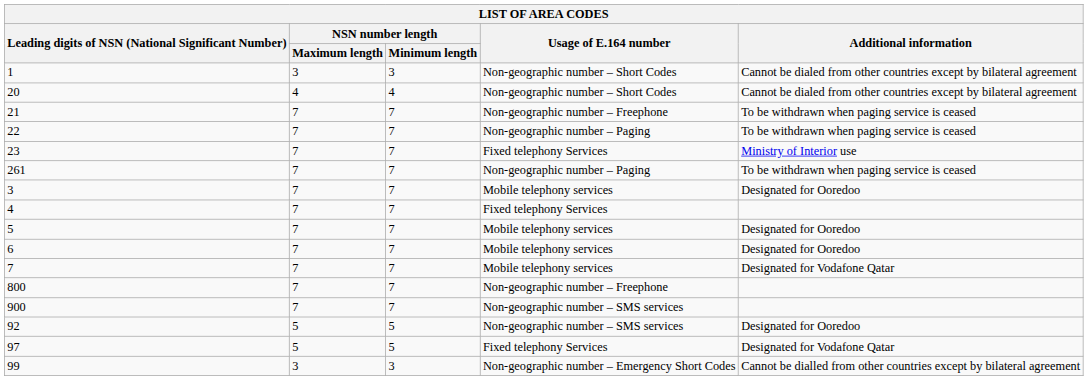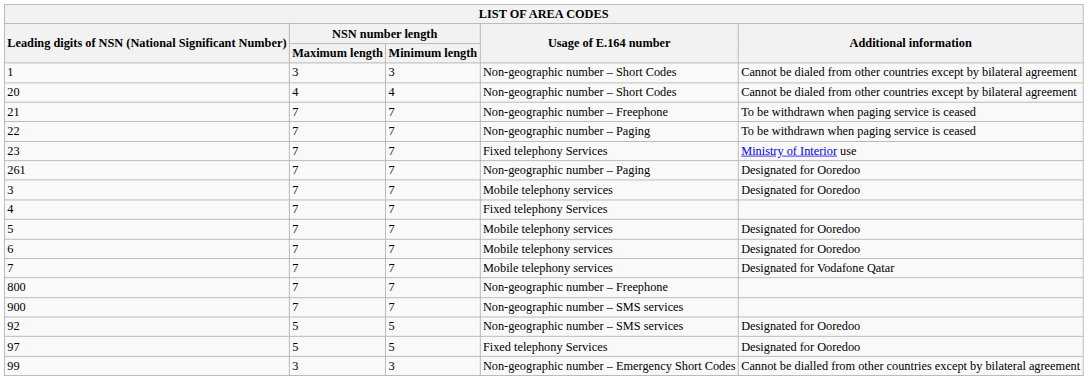(859, 170) To be withdrawn when paging service is ceased -> (801, 170) Designated for Ooredoo
(818, 346) Designated for Vodafone Qatar -> (801, 346) Designated for Ooredoo
